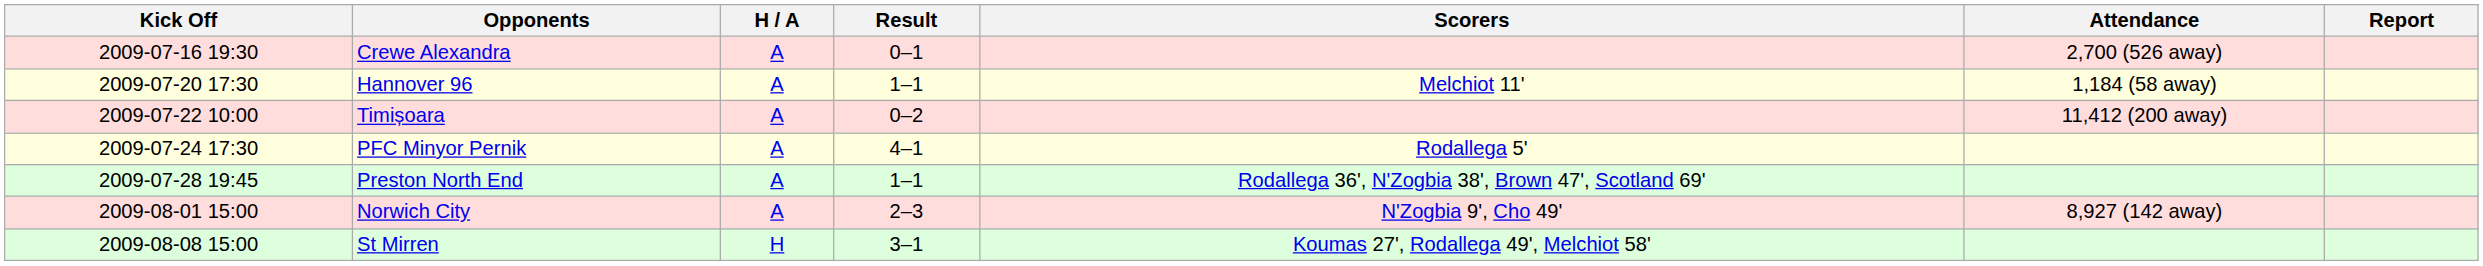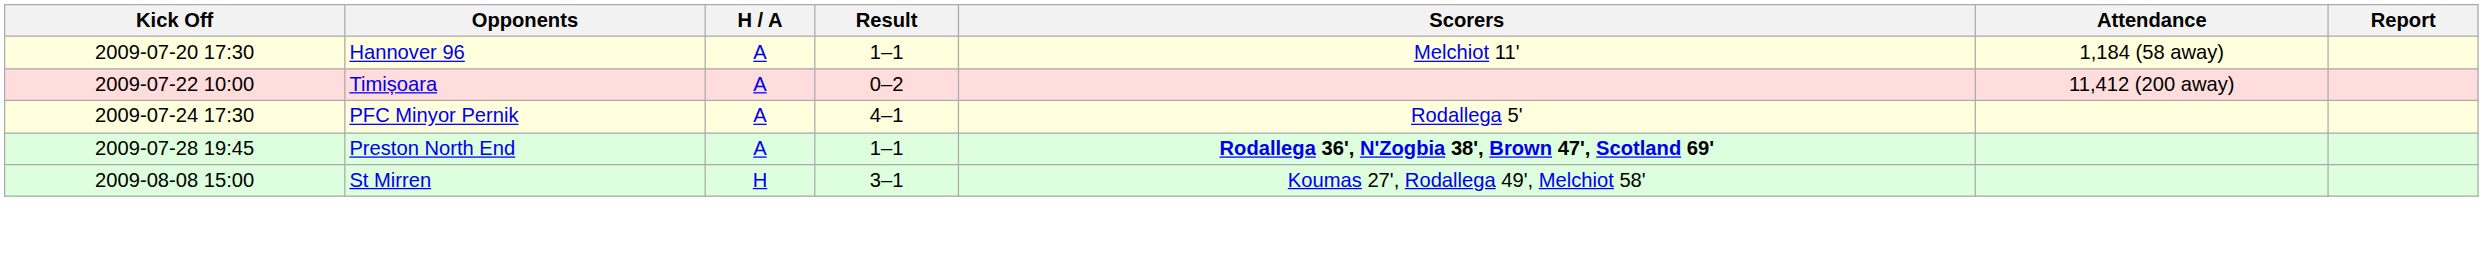- row: (434, 52)
(1472, 180) normal -> (1467, 148) bold
- row: (414, 212)
